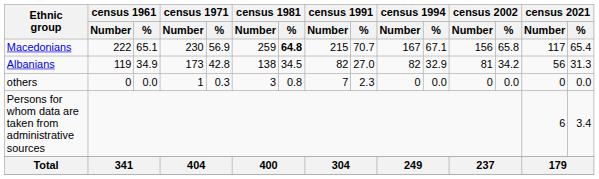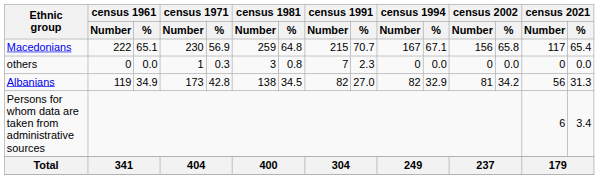(292, 47) bold -> (292, 47) normal
rows swapped: (31, 64) <-> (22, 82)
